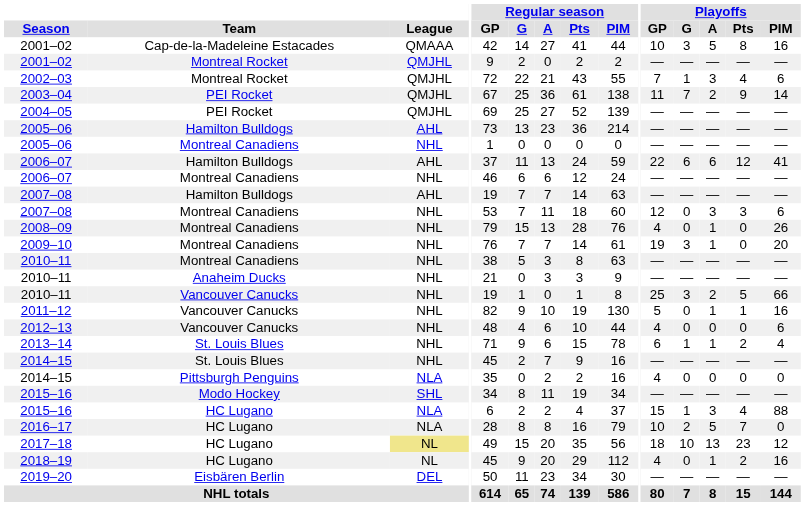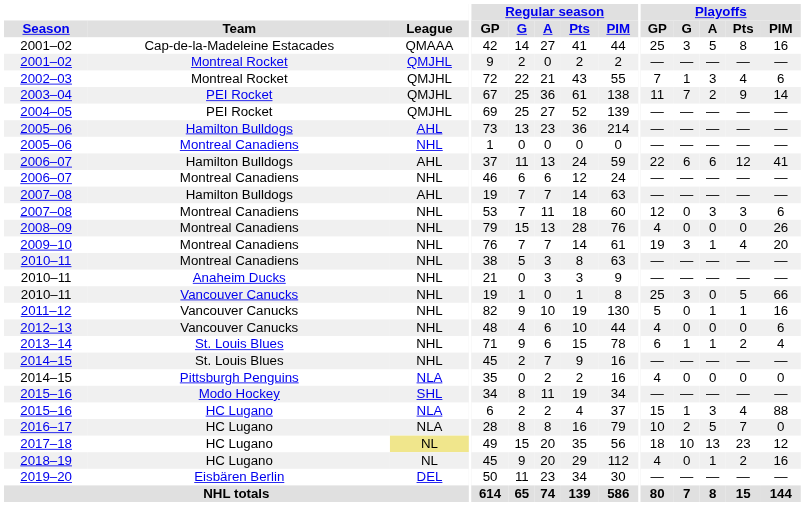(657, 45) 10 -> (657, 45) 25
(713, 228) 1 -> (713, 228) 0
(743, 244) 0 -> (743, 244) 4
(713, 294) 2 -> (713, 294) 0
